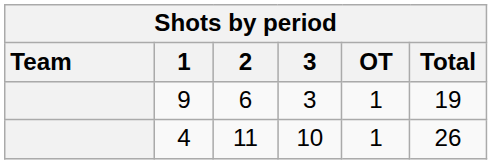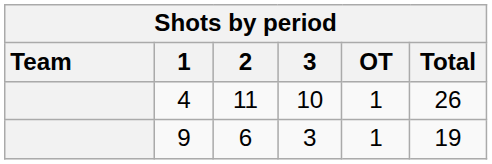rows swapped: (184, 138) <-> (184, 100)
